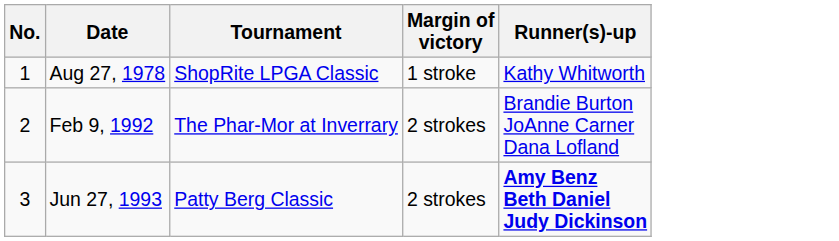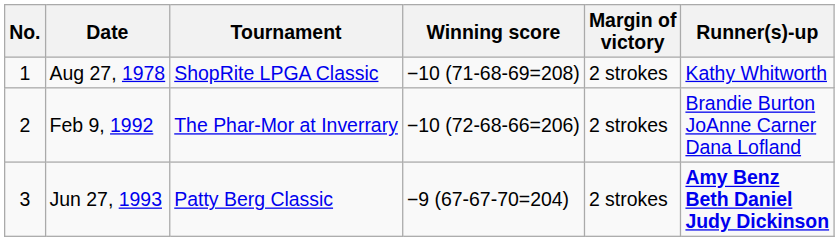+ column: (493, 31)
(441, 73) 1 stroke -> (628, 73) 2 strokes
